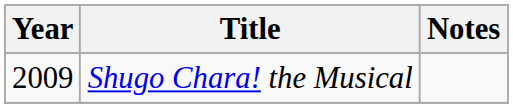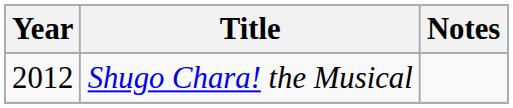(43, 77) 2009 -> (43, 77) 2012
